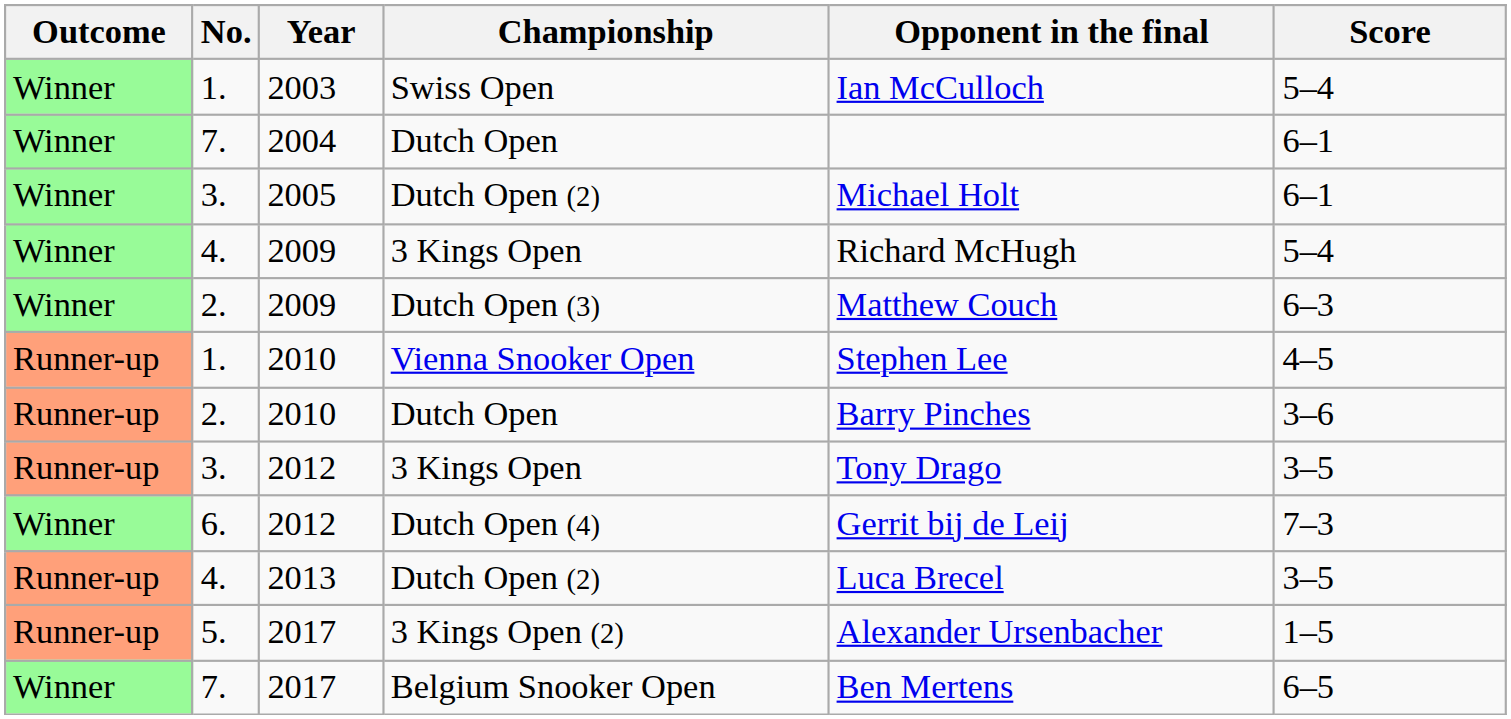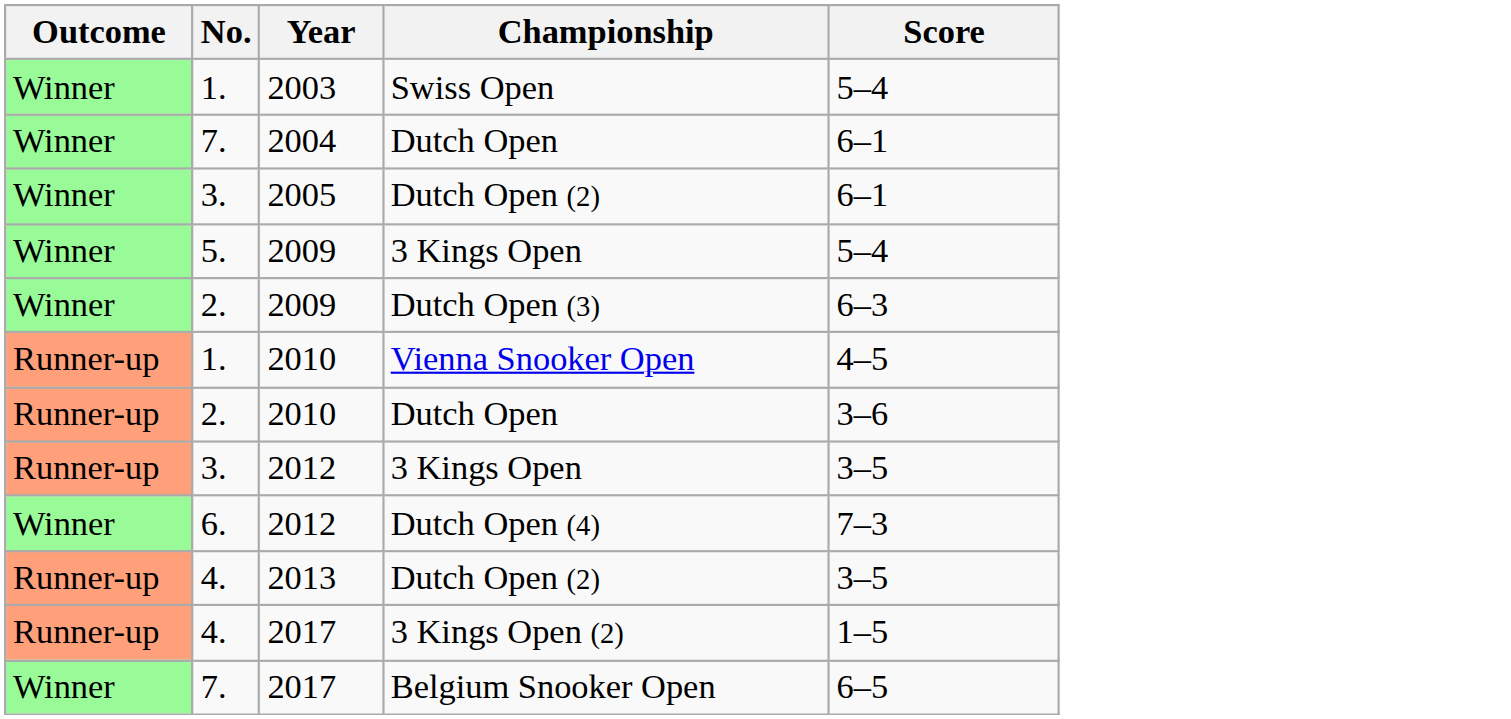- column: (1052, 31)
(214, 250) 4. -> (214, 250) 5.
(214, 631) 5. -> (214, 631) 4.
